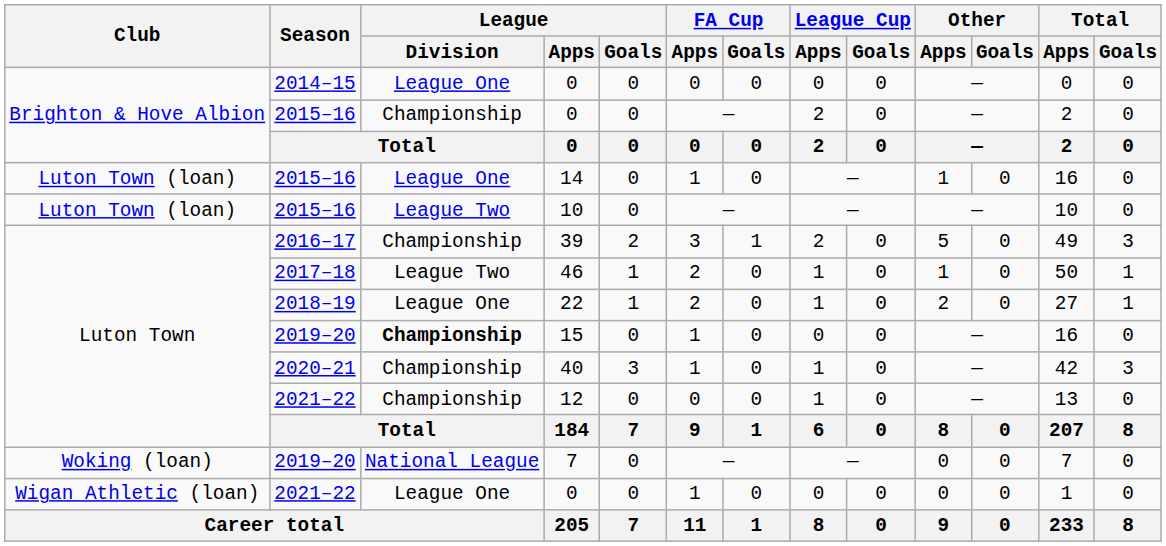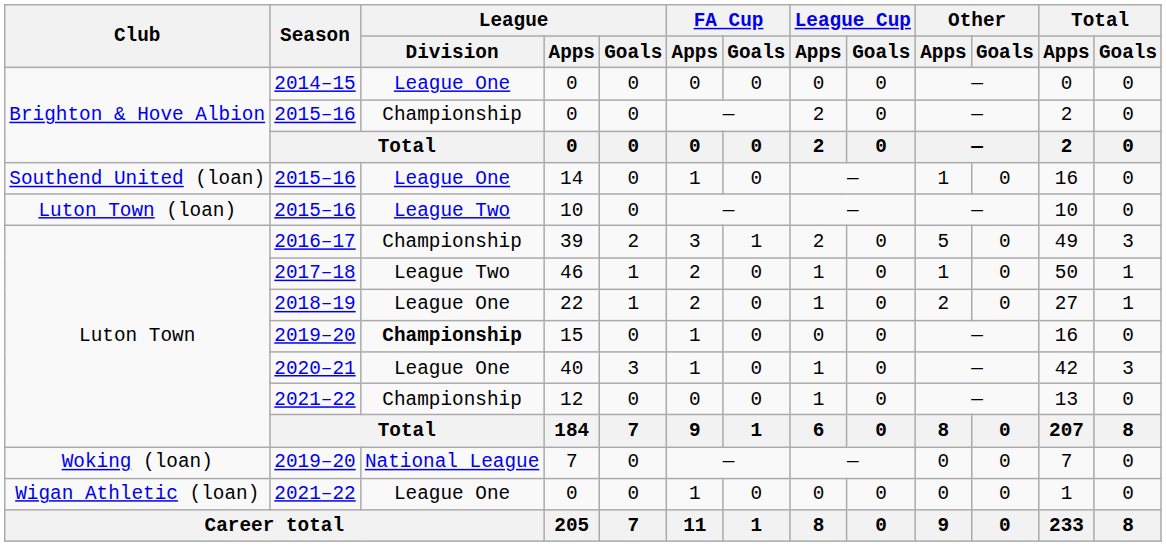(137, 178) Luton Town (loan) -> (137, 178) Southend United (loan)
(452, 368) Championship -> (452, 368) League One
